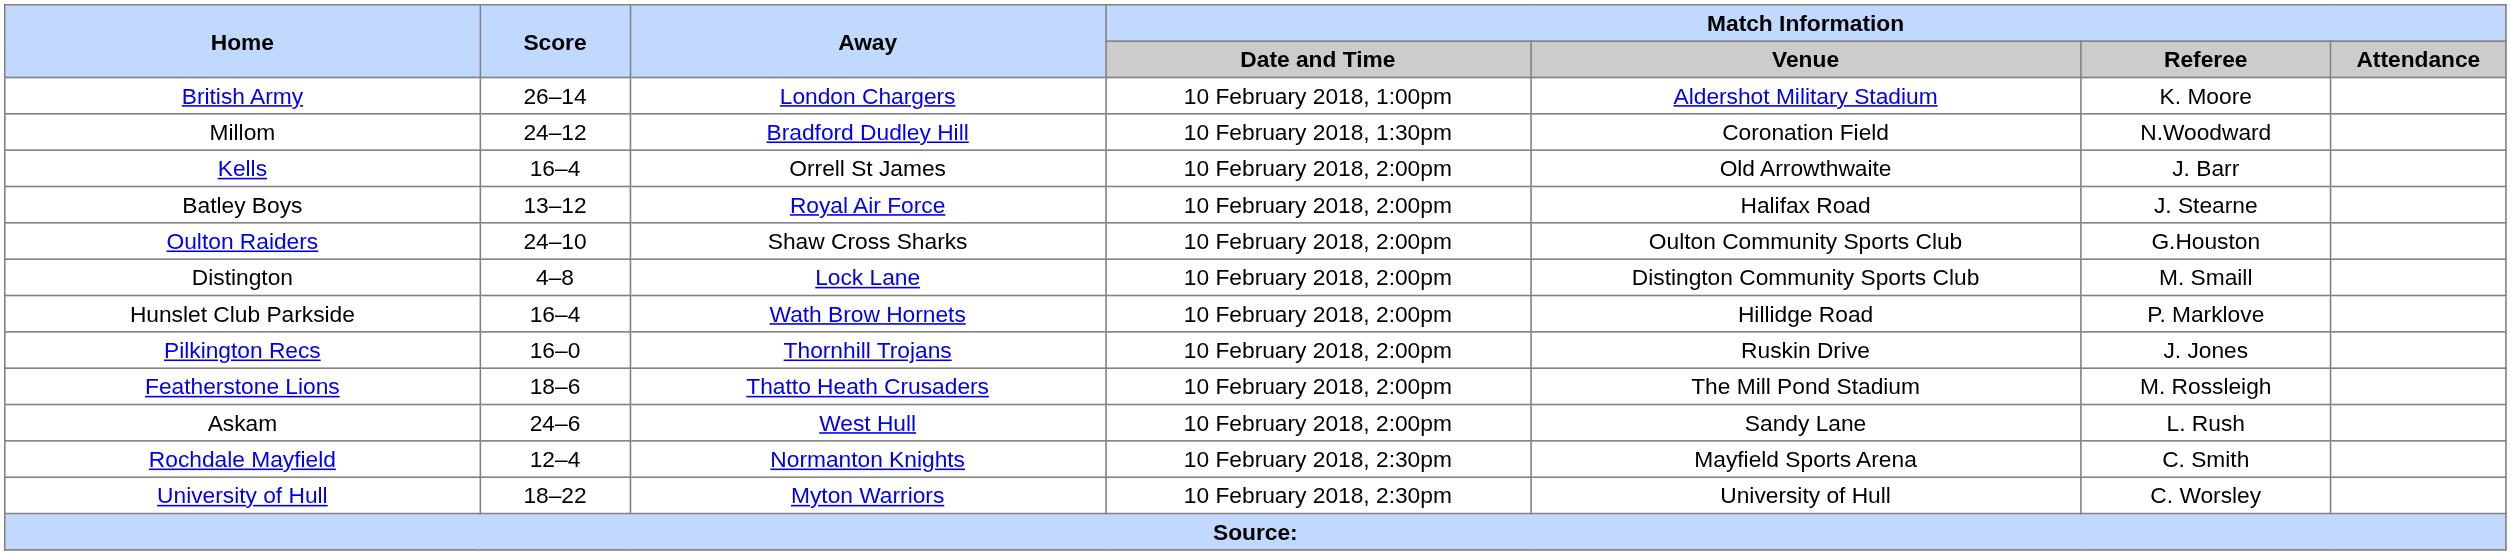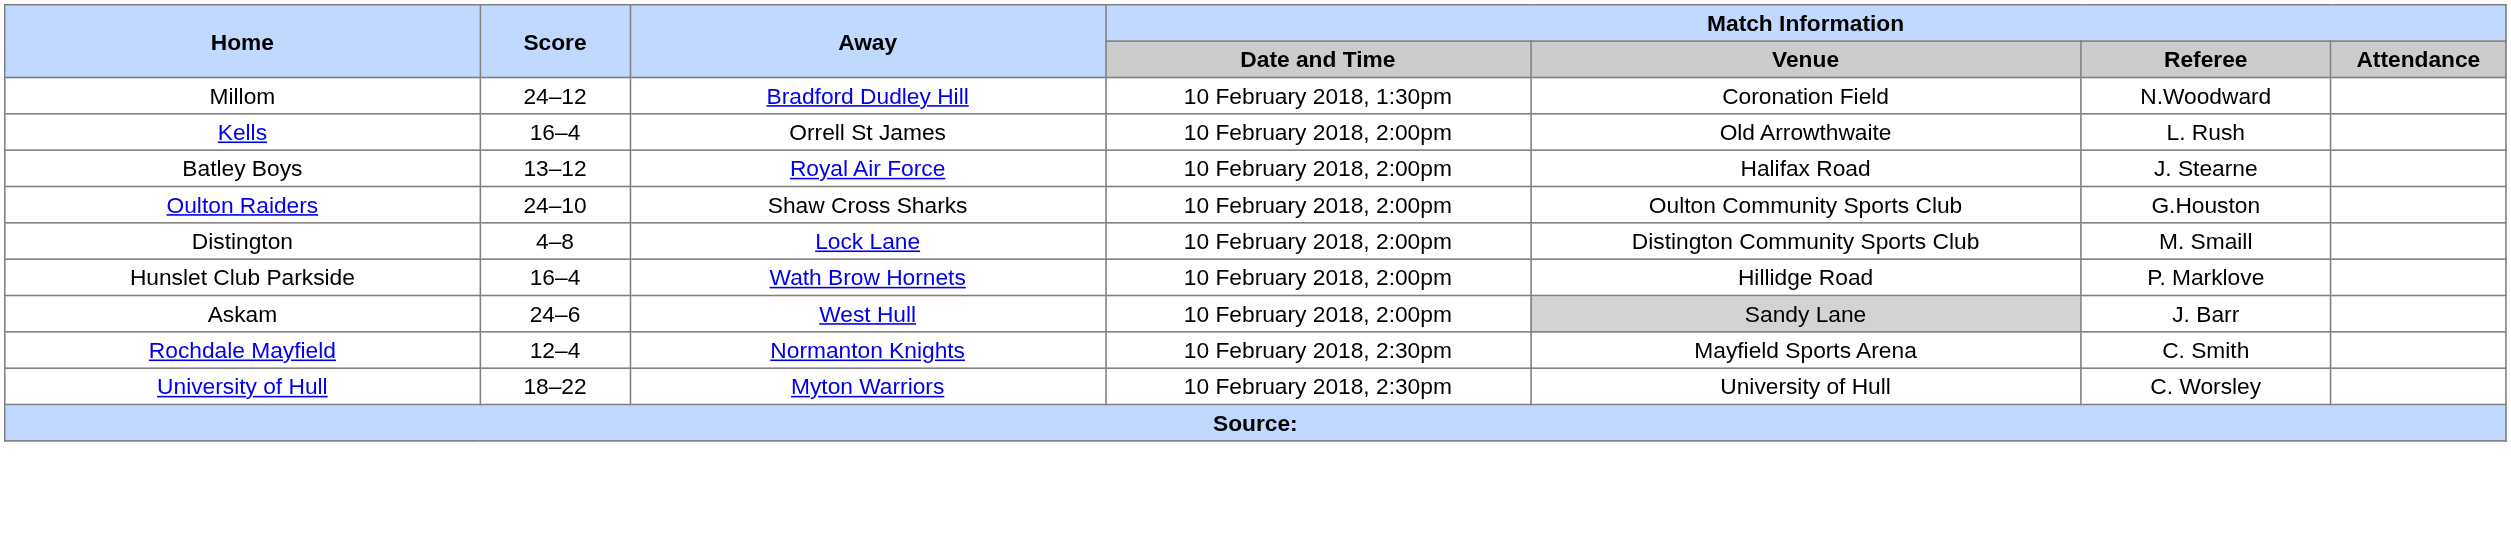- row: (242, 96)
(2206, 168) J. Barr -> (2206, 132) L. Rush
- row: (242, 350)
- row: (242, 386)
(1806, 423) no background -> (1806, 314) lightgrey background
(2206, 423) L. Rush -> (2206, 314) J. Barr
